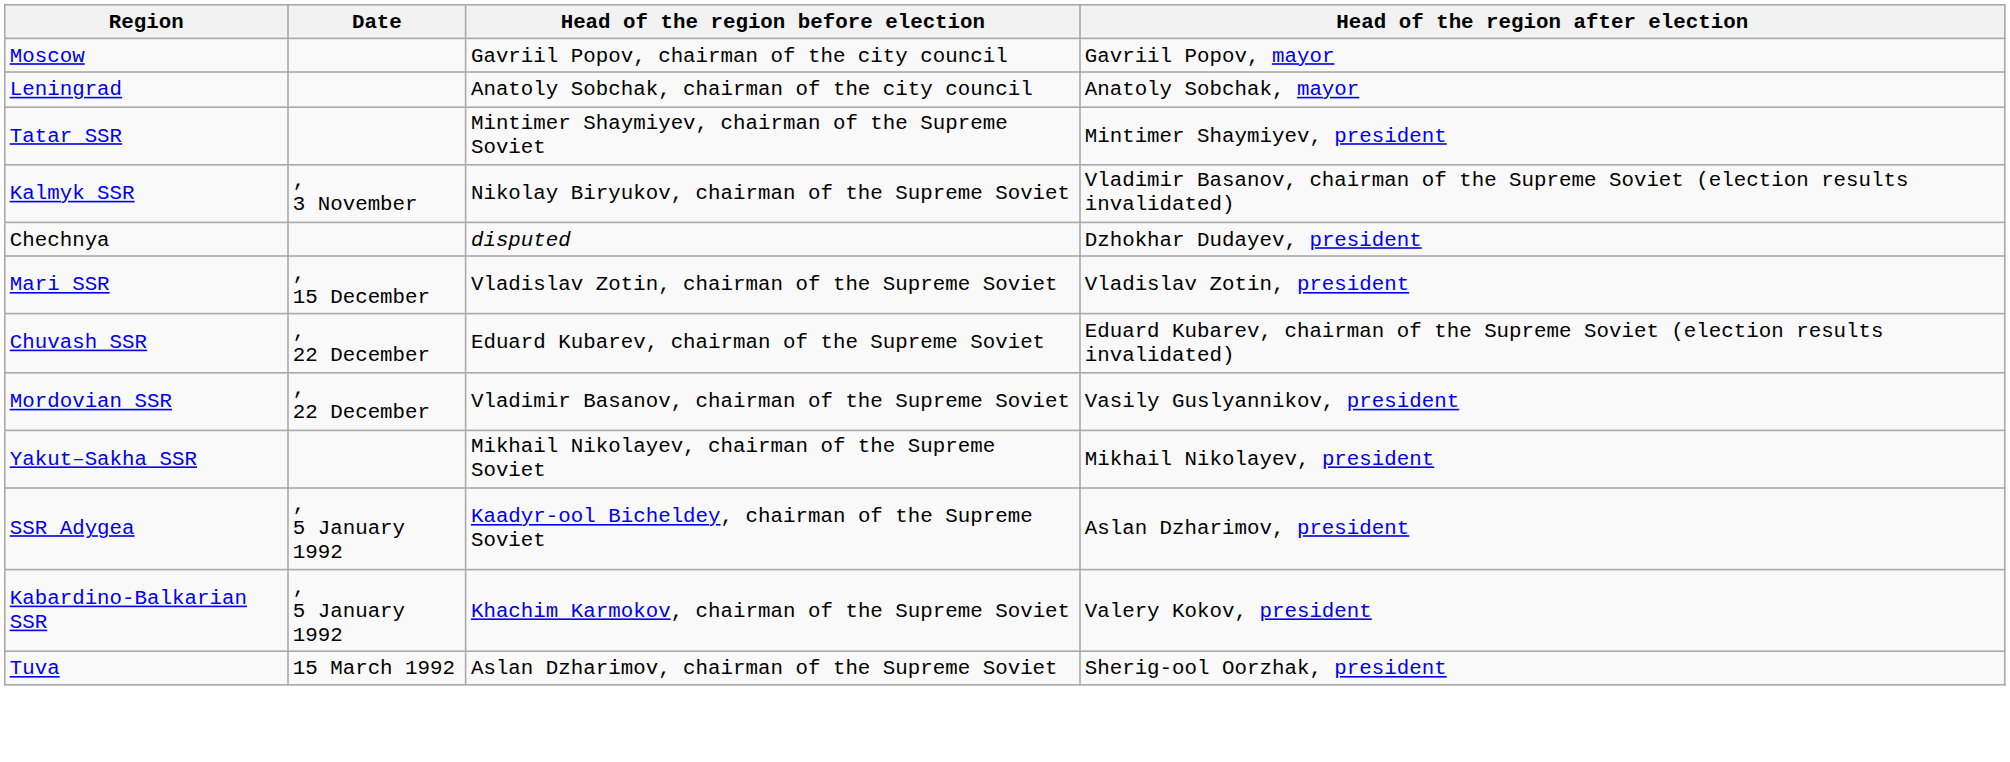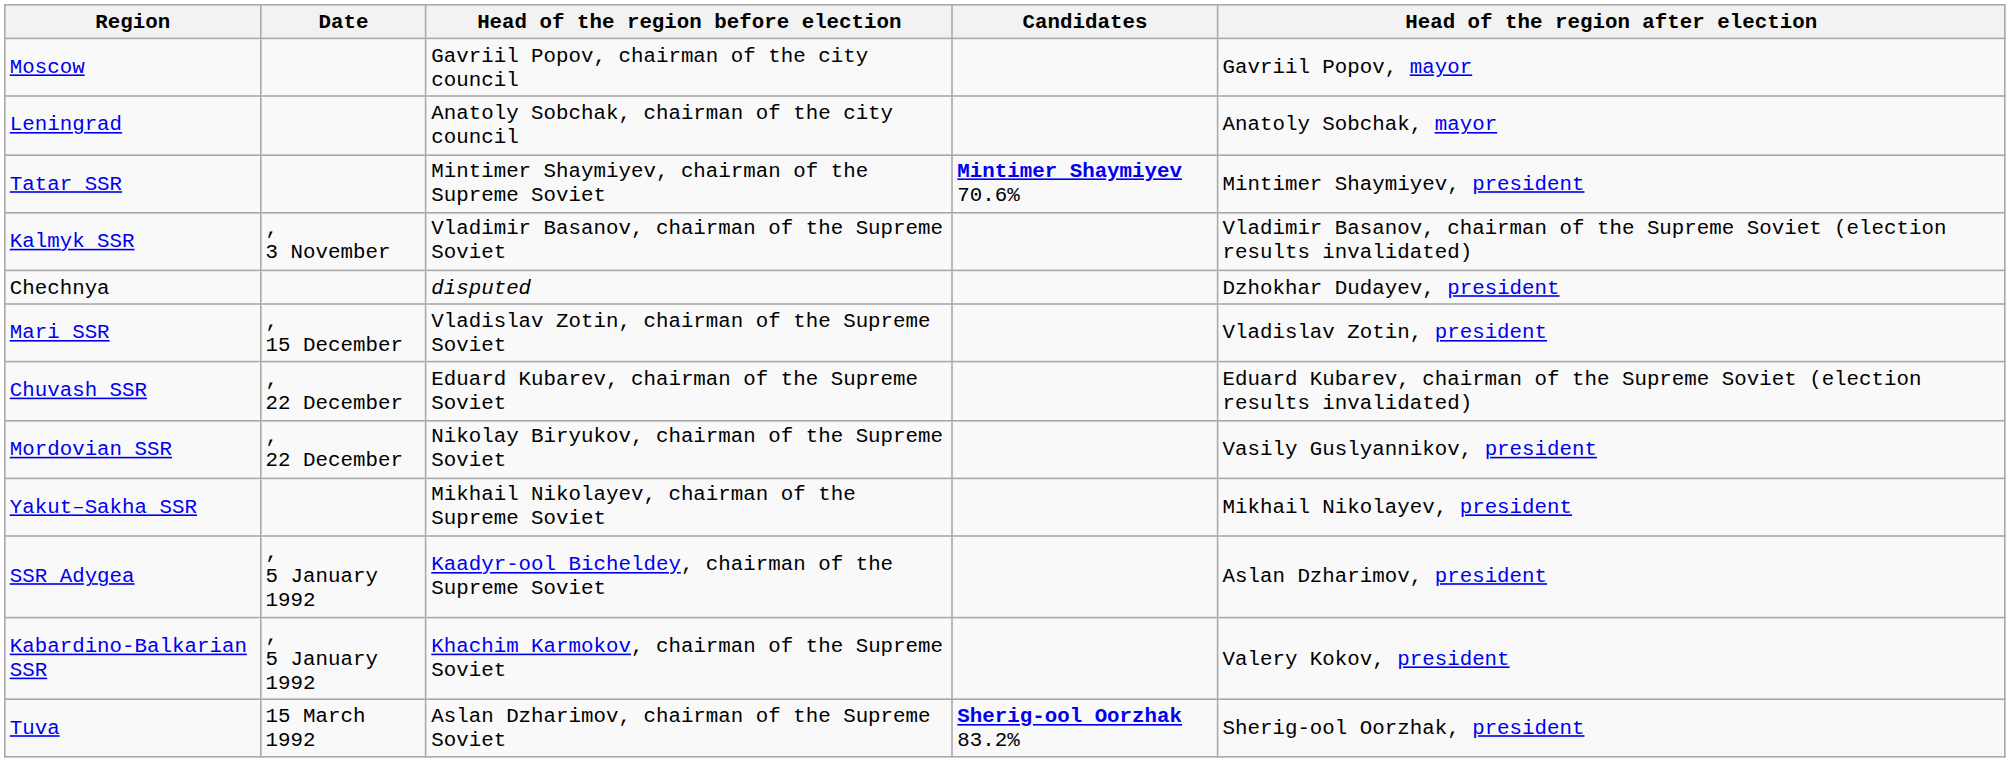+ column: (1085, 22)
(771, 193) Nikolay Biryukov, chairman of the Supreme Soviet -> (687, 241) Vladimir Basanov, chairman of the Supreme Soviet
(771, 401) Vladimir Basanov, chairman of the Supreme Soviet -> (687, 449) Nikolay Biryukov, chairman of the Supreme Soviet
